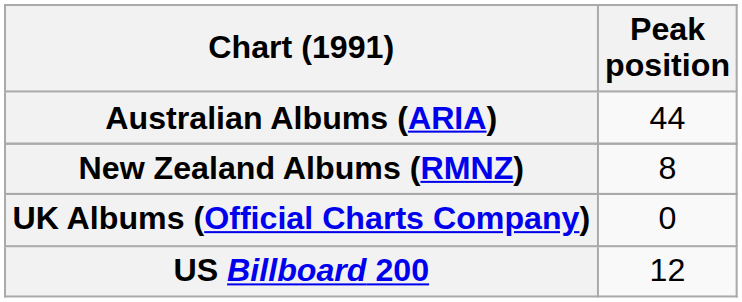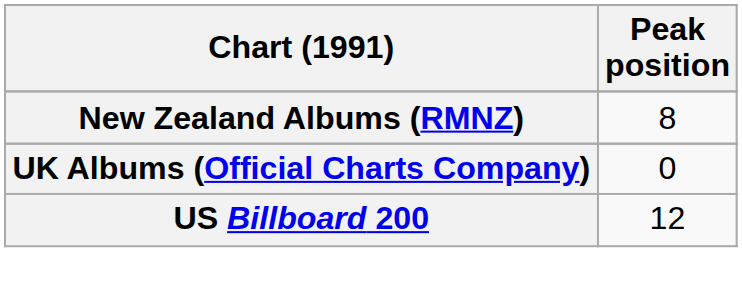- row: (301, 117)
